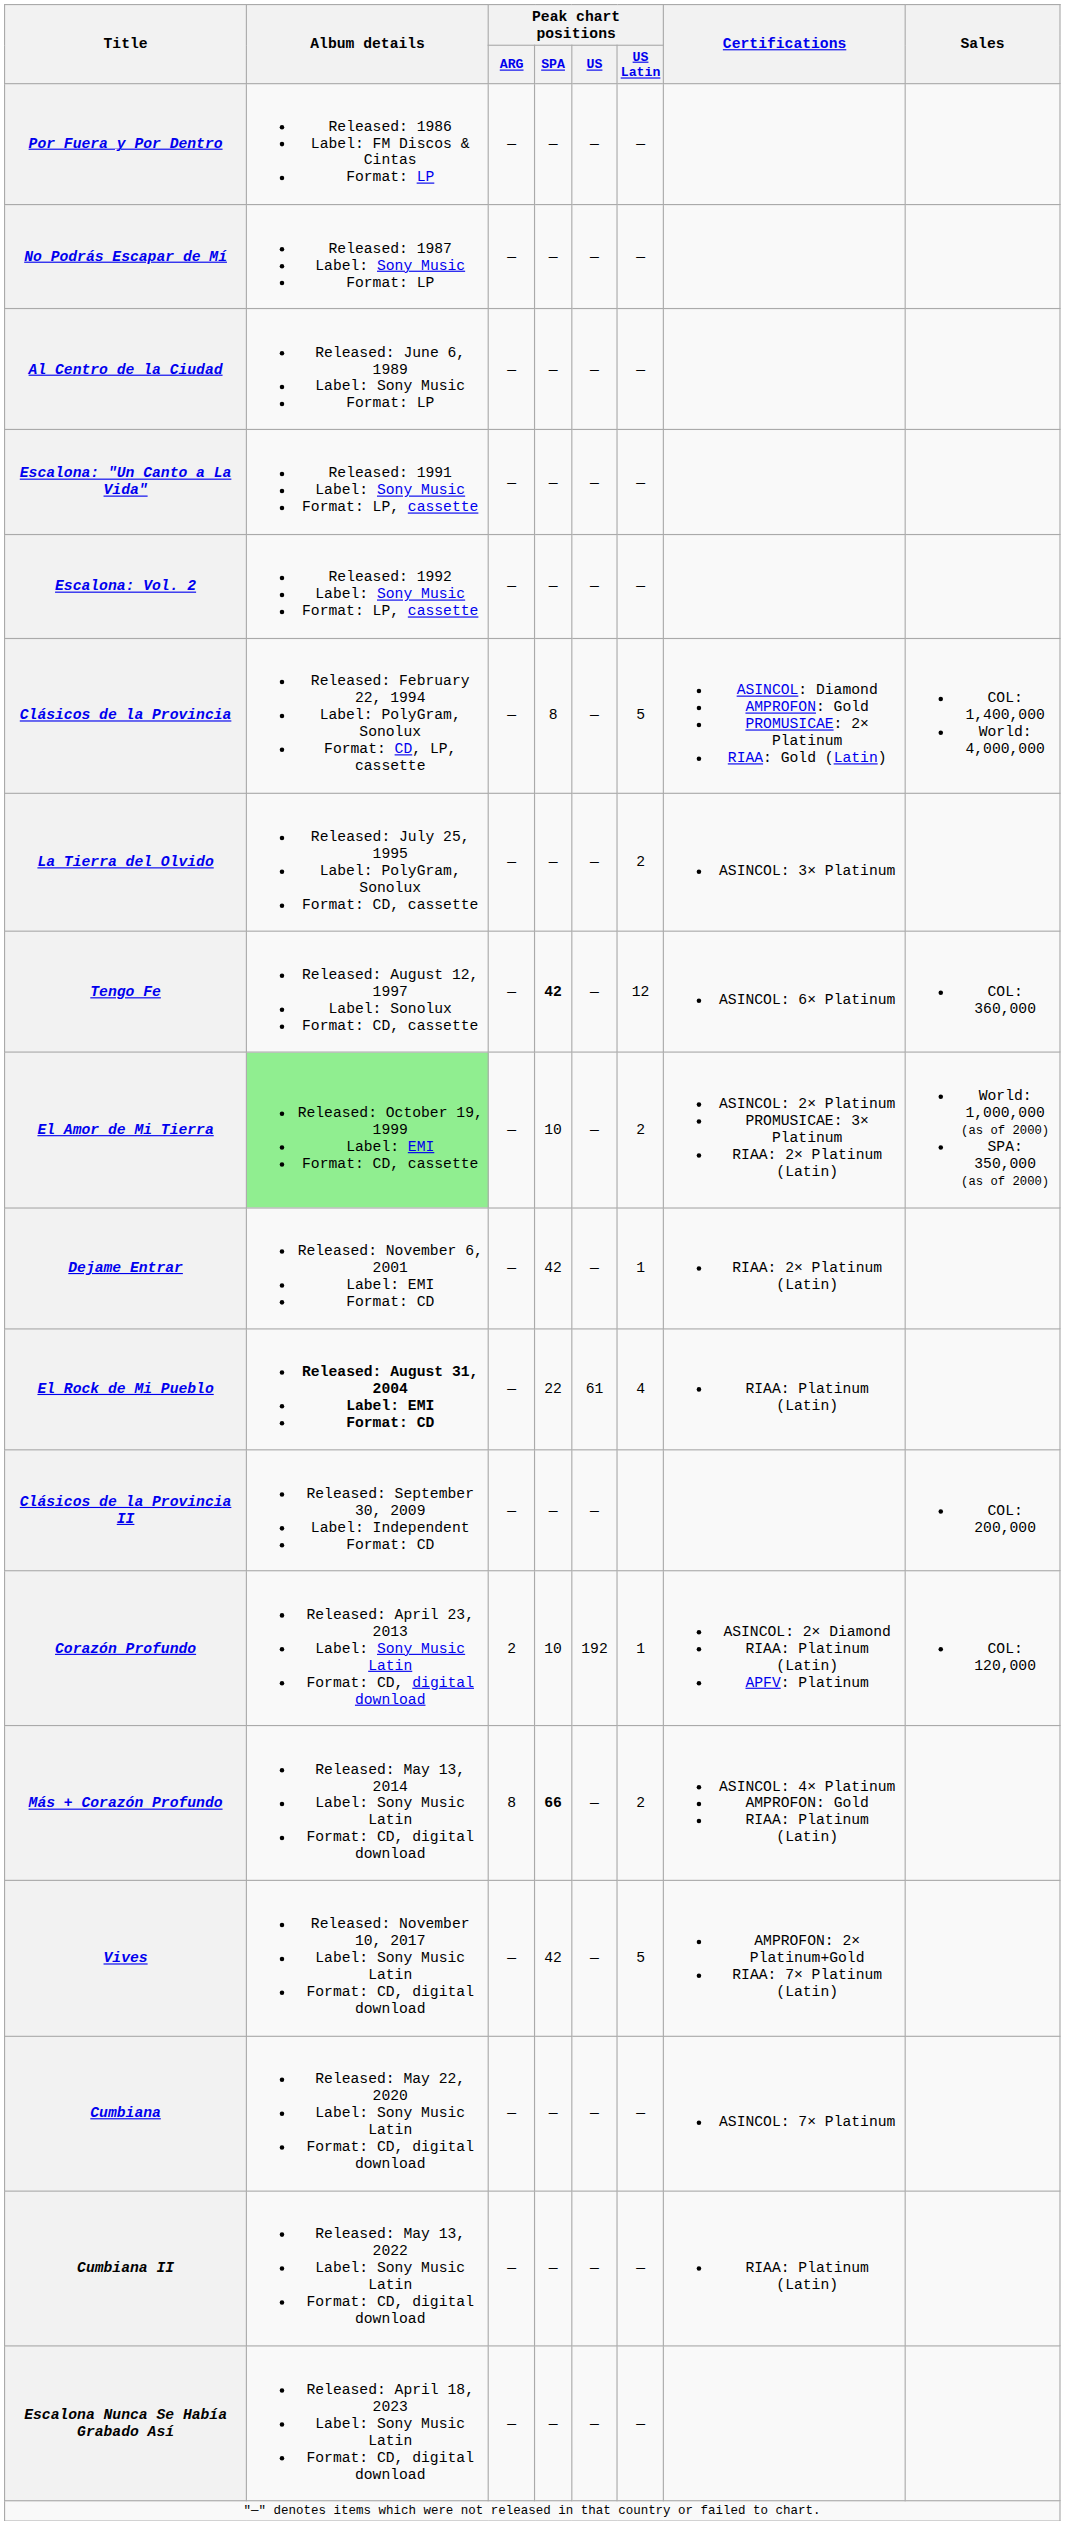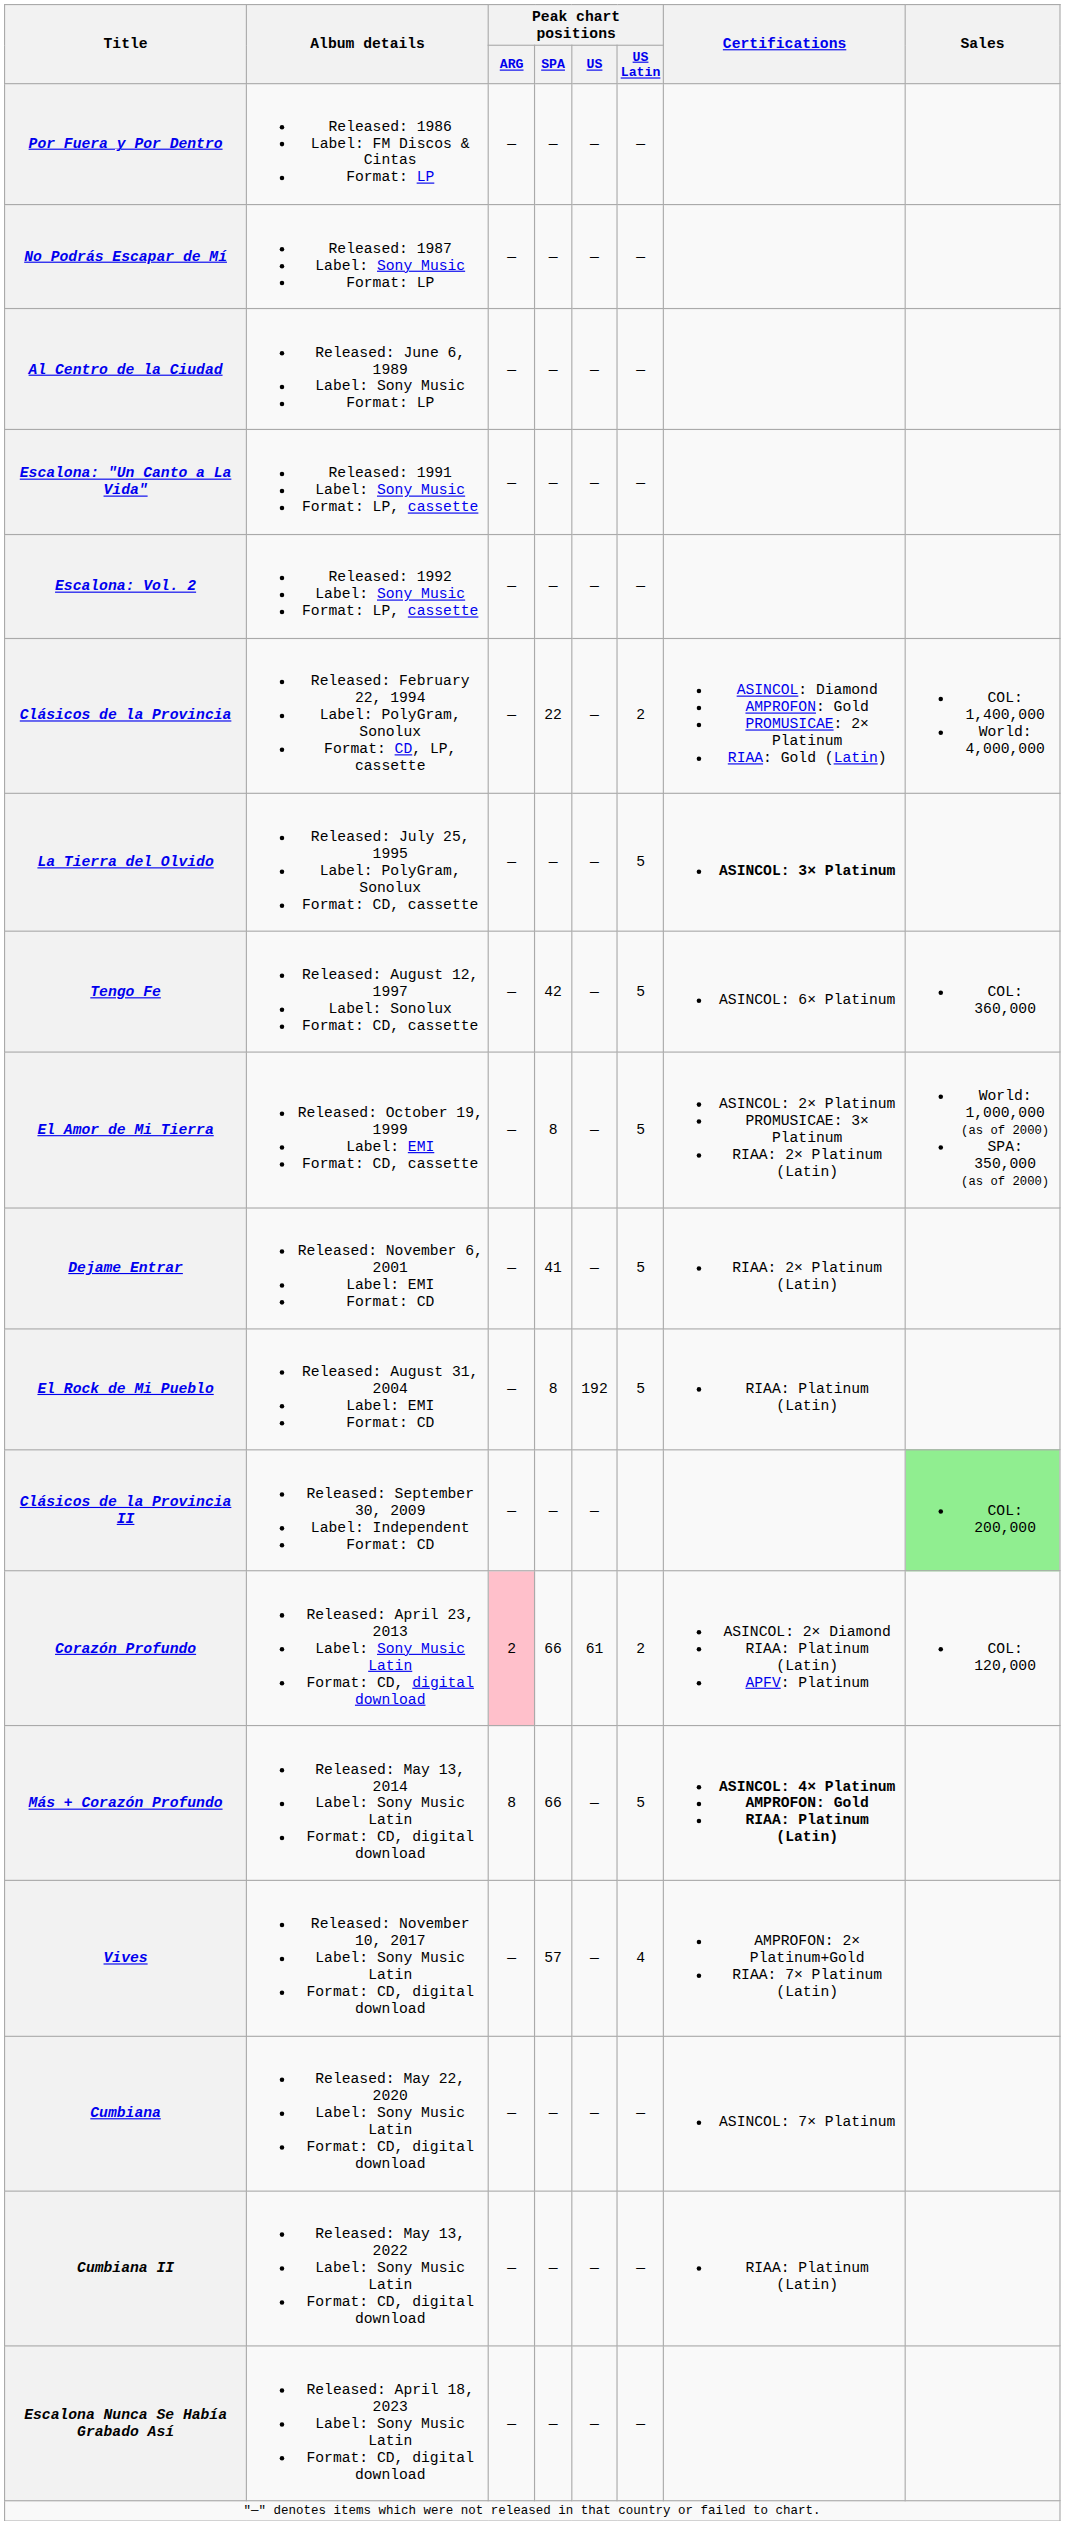(553, 716) 8 -> (553, 716) 22
(641, 716) 5 -> (641, 716) 2
(641, 862) 2 -> (641, 862) 5
(785, 871) normal -> (785, 871) bold
(553, 992) bold -> (553, 992) normal
(641, 992) 12 -> (641, 992) 5
(368, 1138) lightgreen background -> (368, 1138) no background
(553, 1130) 10 -> (553, 1130) 8
(641, 1130) 2 -> (641, 1130) 5
(553, 1268) 42 -> (553, 1268) 41
(641, 1268) 1 -> (641, 1268) 5
(368, 1398) bold -> (368, 1398) normal
(553, 1389) 22 -> (553, 1389) 8
(594, 1389) 61 -> (594, 1389) 192
(641, 1389) 4 -> (641, 1389) 5
(983, 1519) no background -> (983, 1519) lightgreen background
(512, 1648) no background -> (512, 1648) pink background
(553, 1648) 10 -> (553, 1648) 66
(594, 1648) 192 -> (594, 1648) 61
(641, 1648) 1 -> (641, 1648) 2
(553, 1803) bold -> (553, 1803) normal
(641, 1803) 2 -> (641, 1803) 5
(785, 1812) normal -> (785, 1812) bold
(553, 1958) 42 -> (553, 1958) 57
(641, 1958) 5 -> (641, 1958) 4
